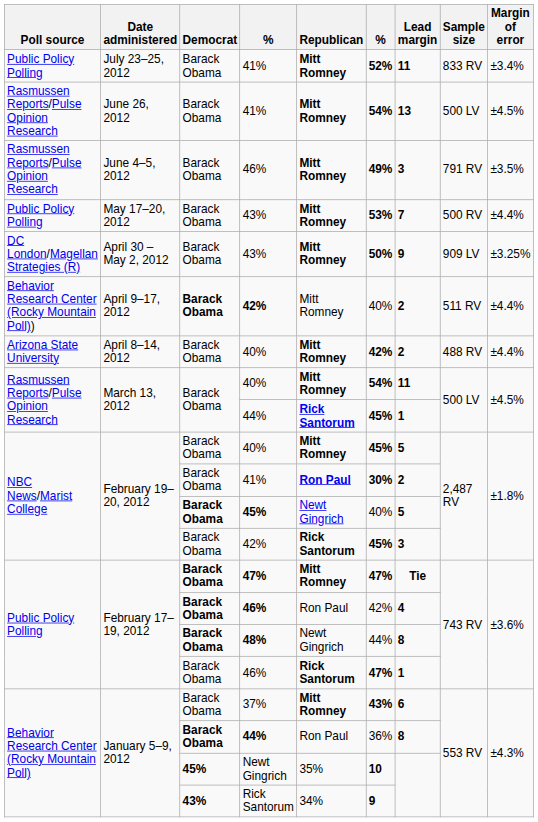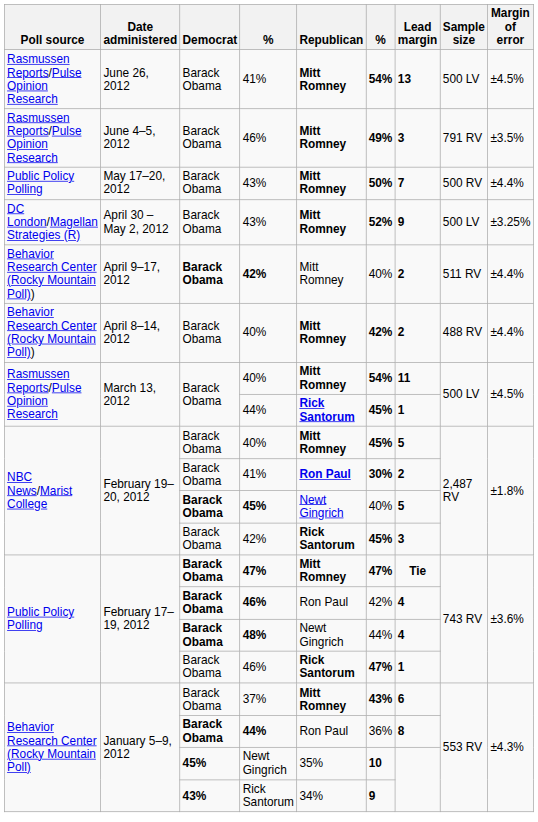- row: (134, 65)
(381, 215) 53% -> (381, 183) 50%
(381, 254) 50% -> (381, 222) 52%
(461, 254) 909 LV -> (461, 222) 500 LV
(43, 351) Arizona State University -> (52, 333) Behavior Research Center (Rocky Mountain Poll))
(401, 640) 8 -> (401, 635) 4
